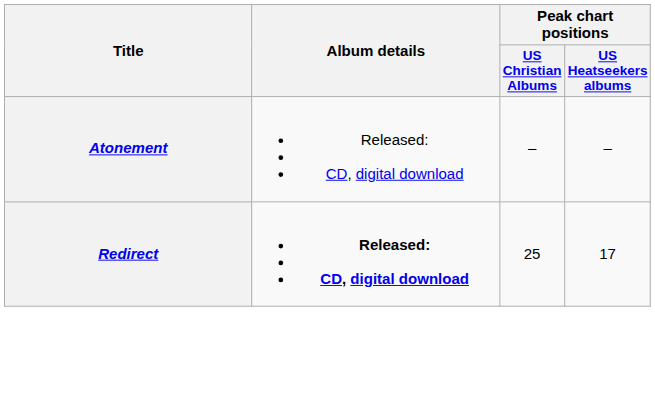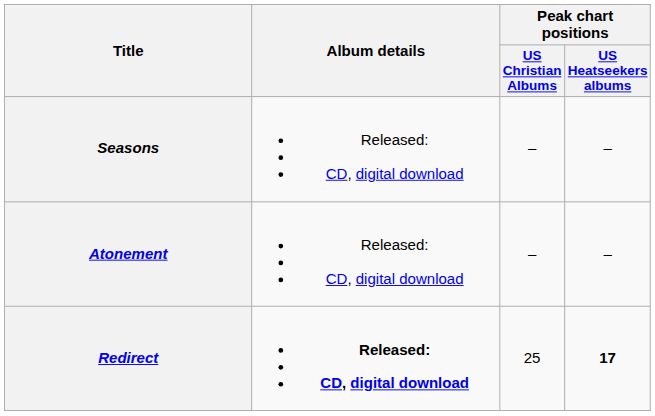+ row: (128, 149)
(608, 253) normal -> (608, 358) bold
